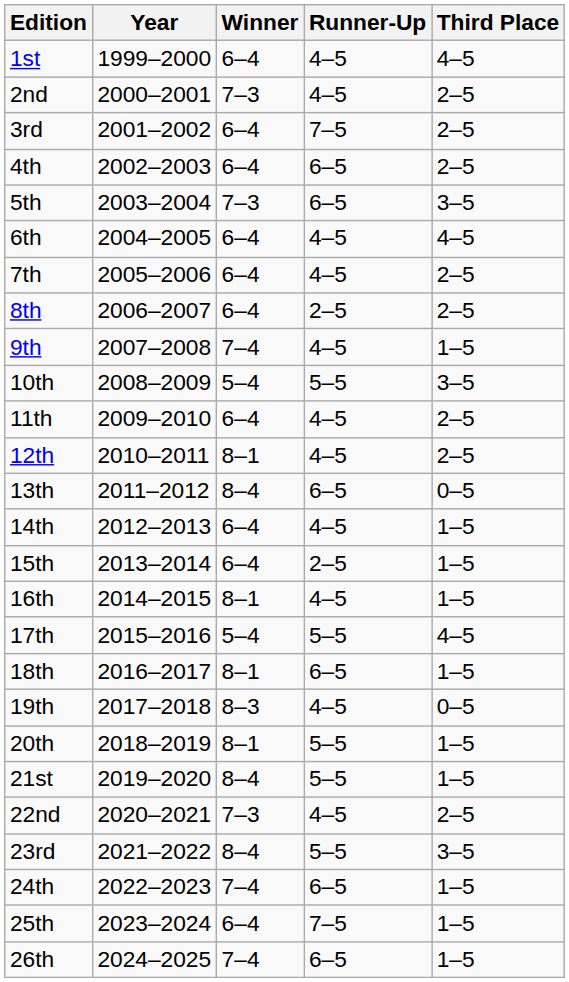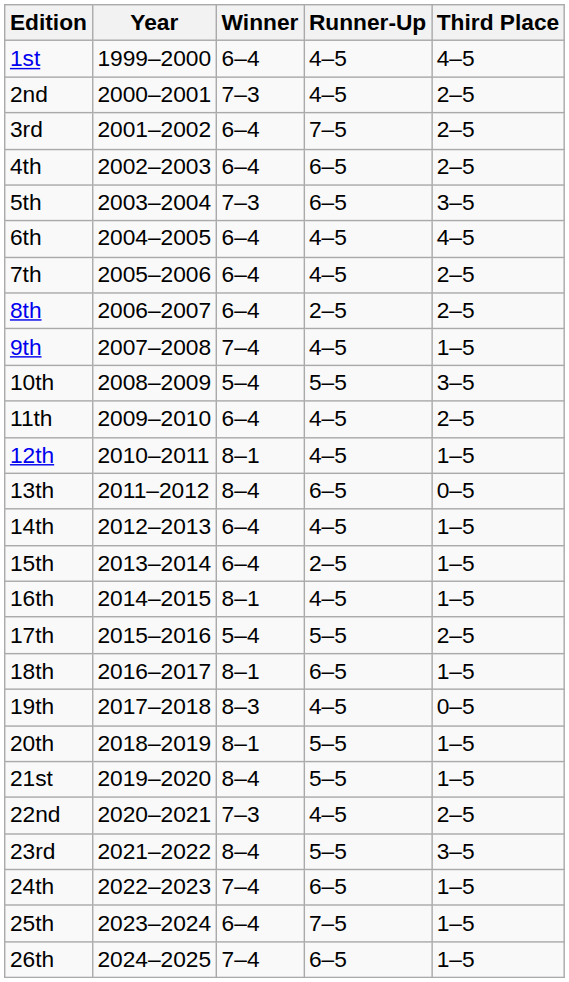(456, 454) 2–5 -> (456, 454) 1–5
(456, 635) 4–5 -> (456, 635) 2–5
